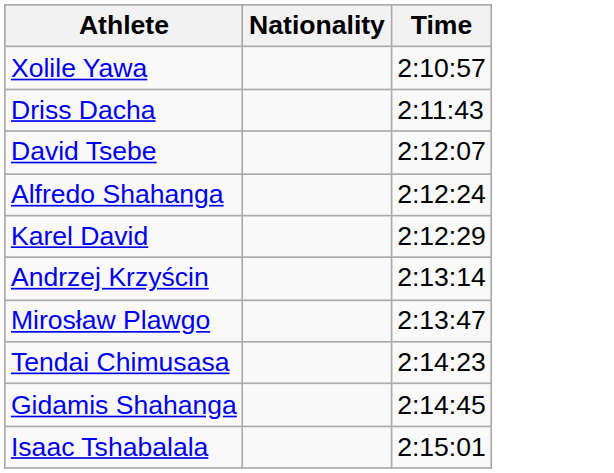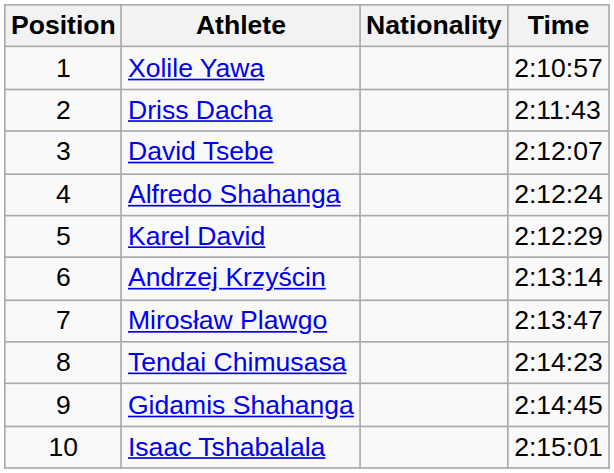+ column: (63, 25)
